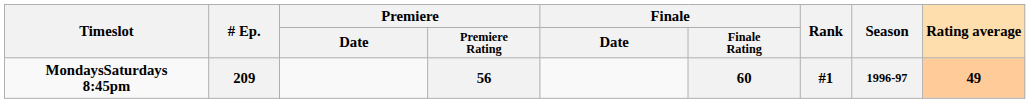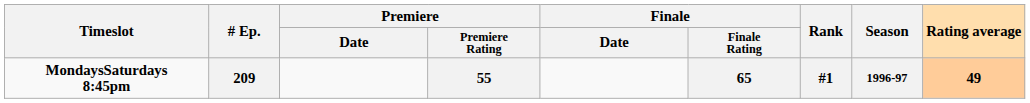(484, 78) 56 -> (484, 78) 55
(744, 78) 60 -> (744, 78) 65
